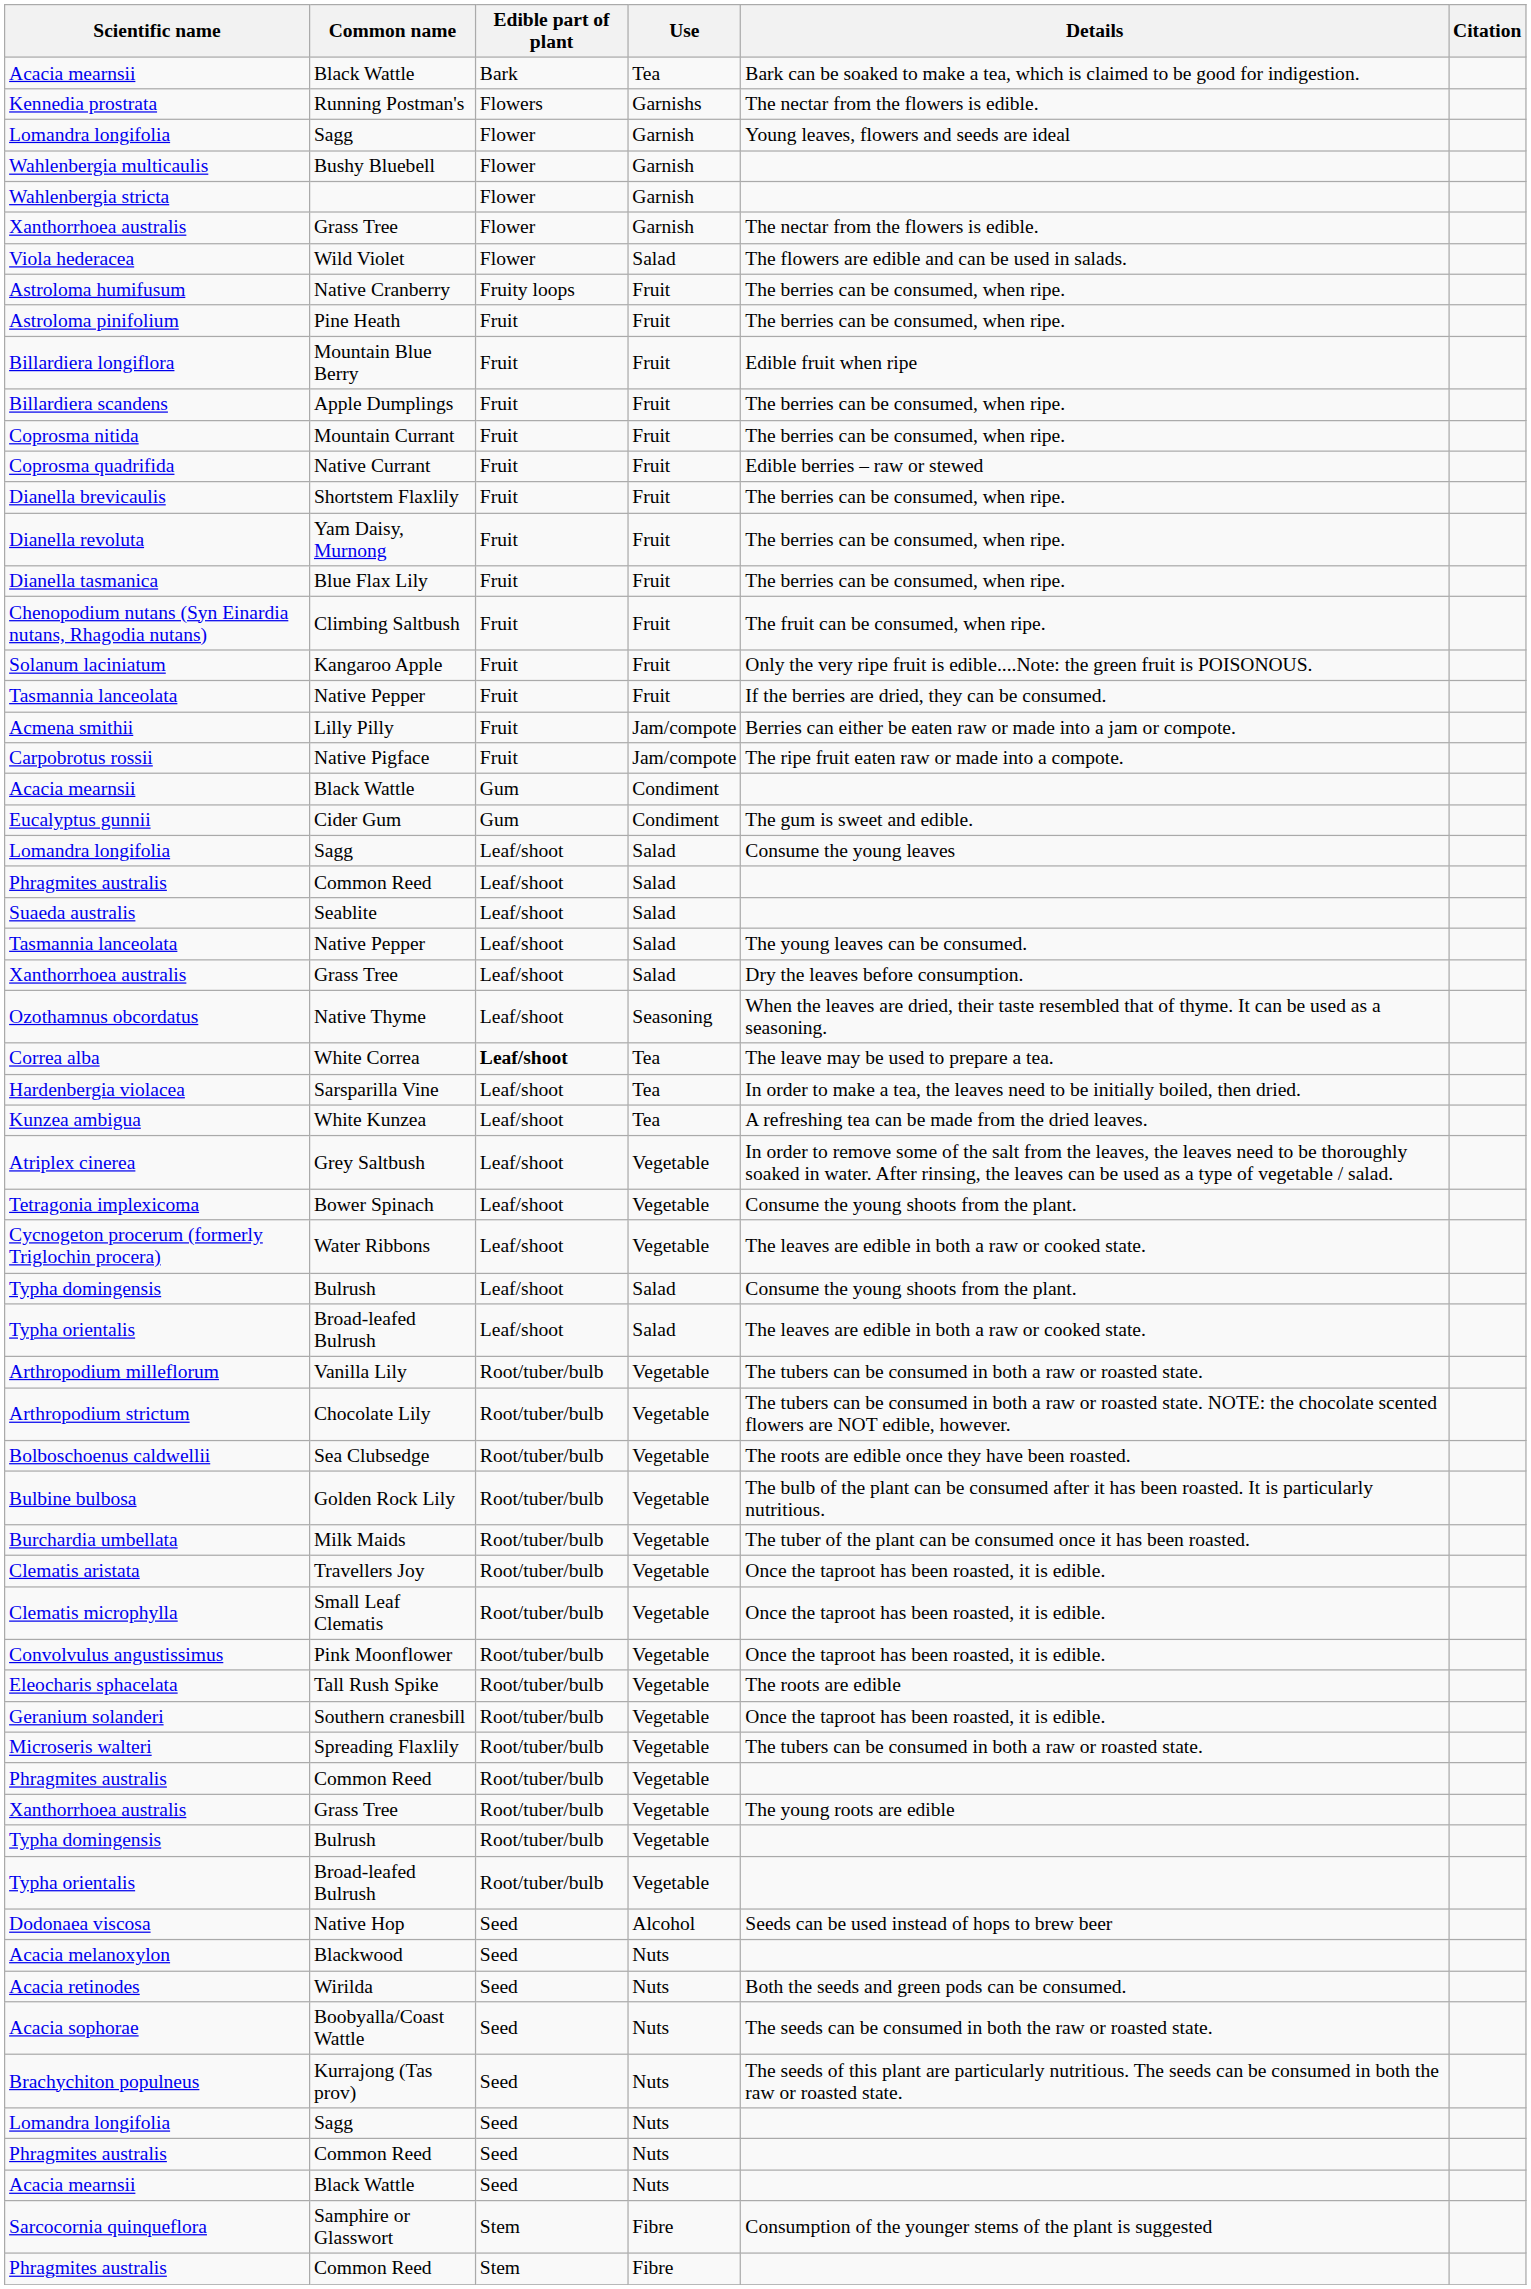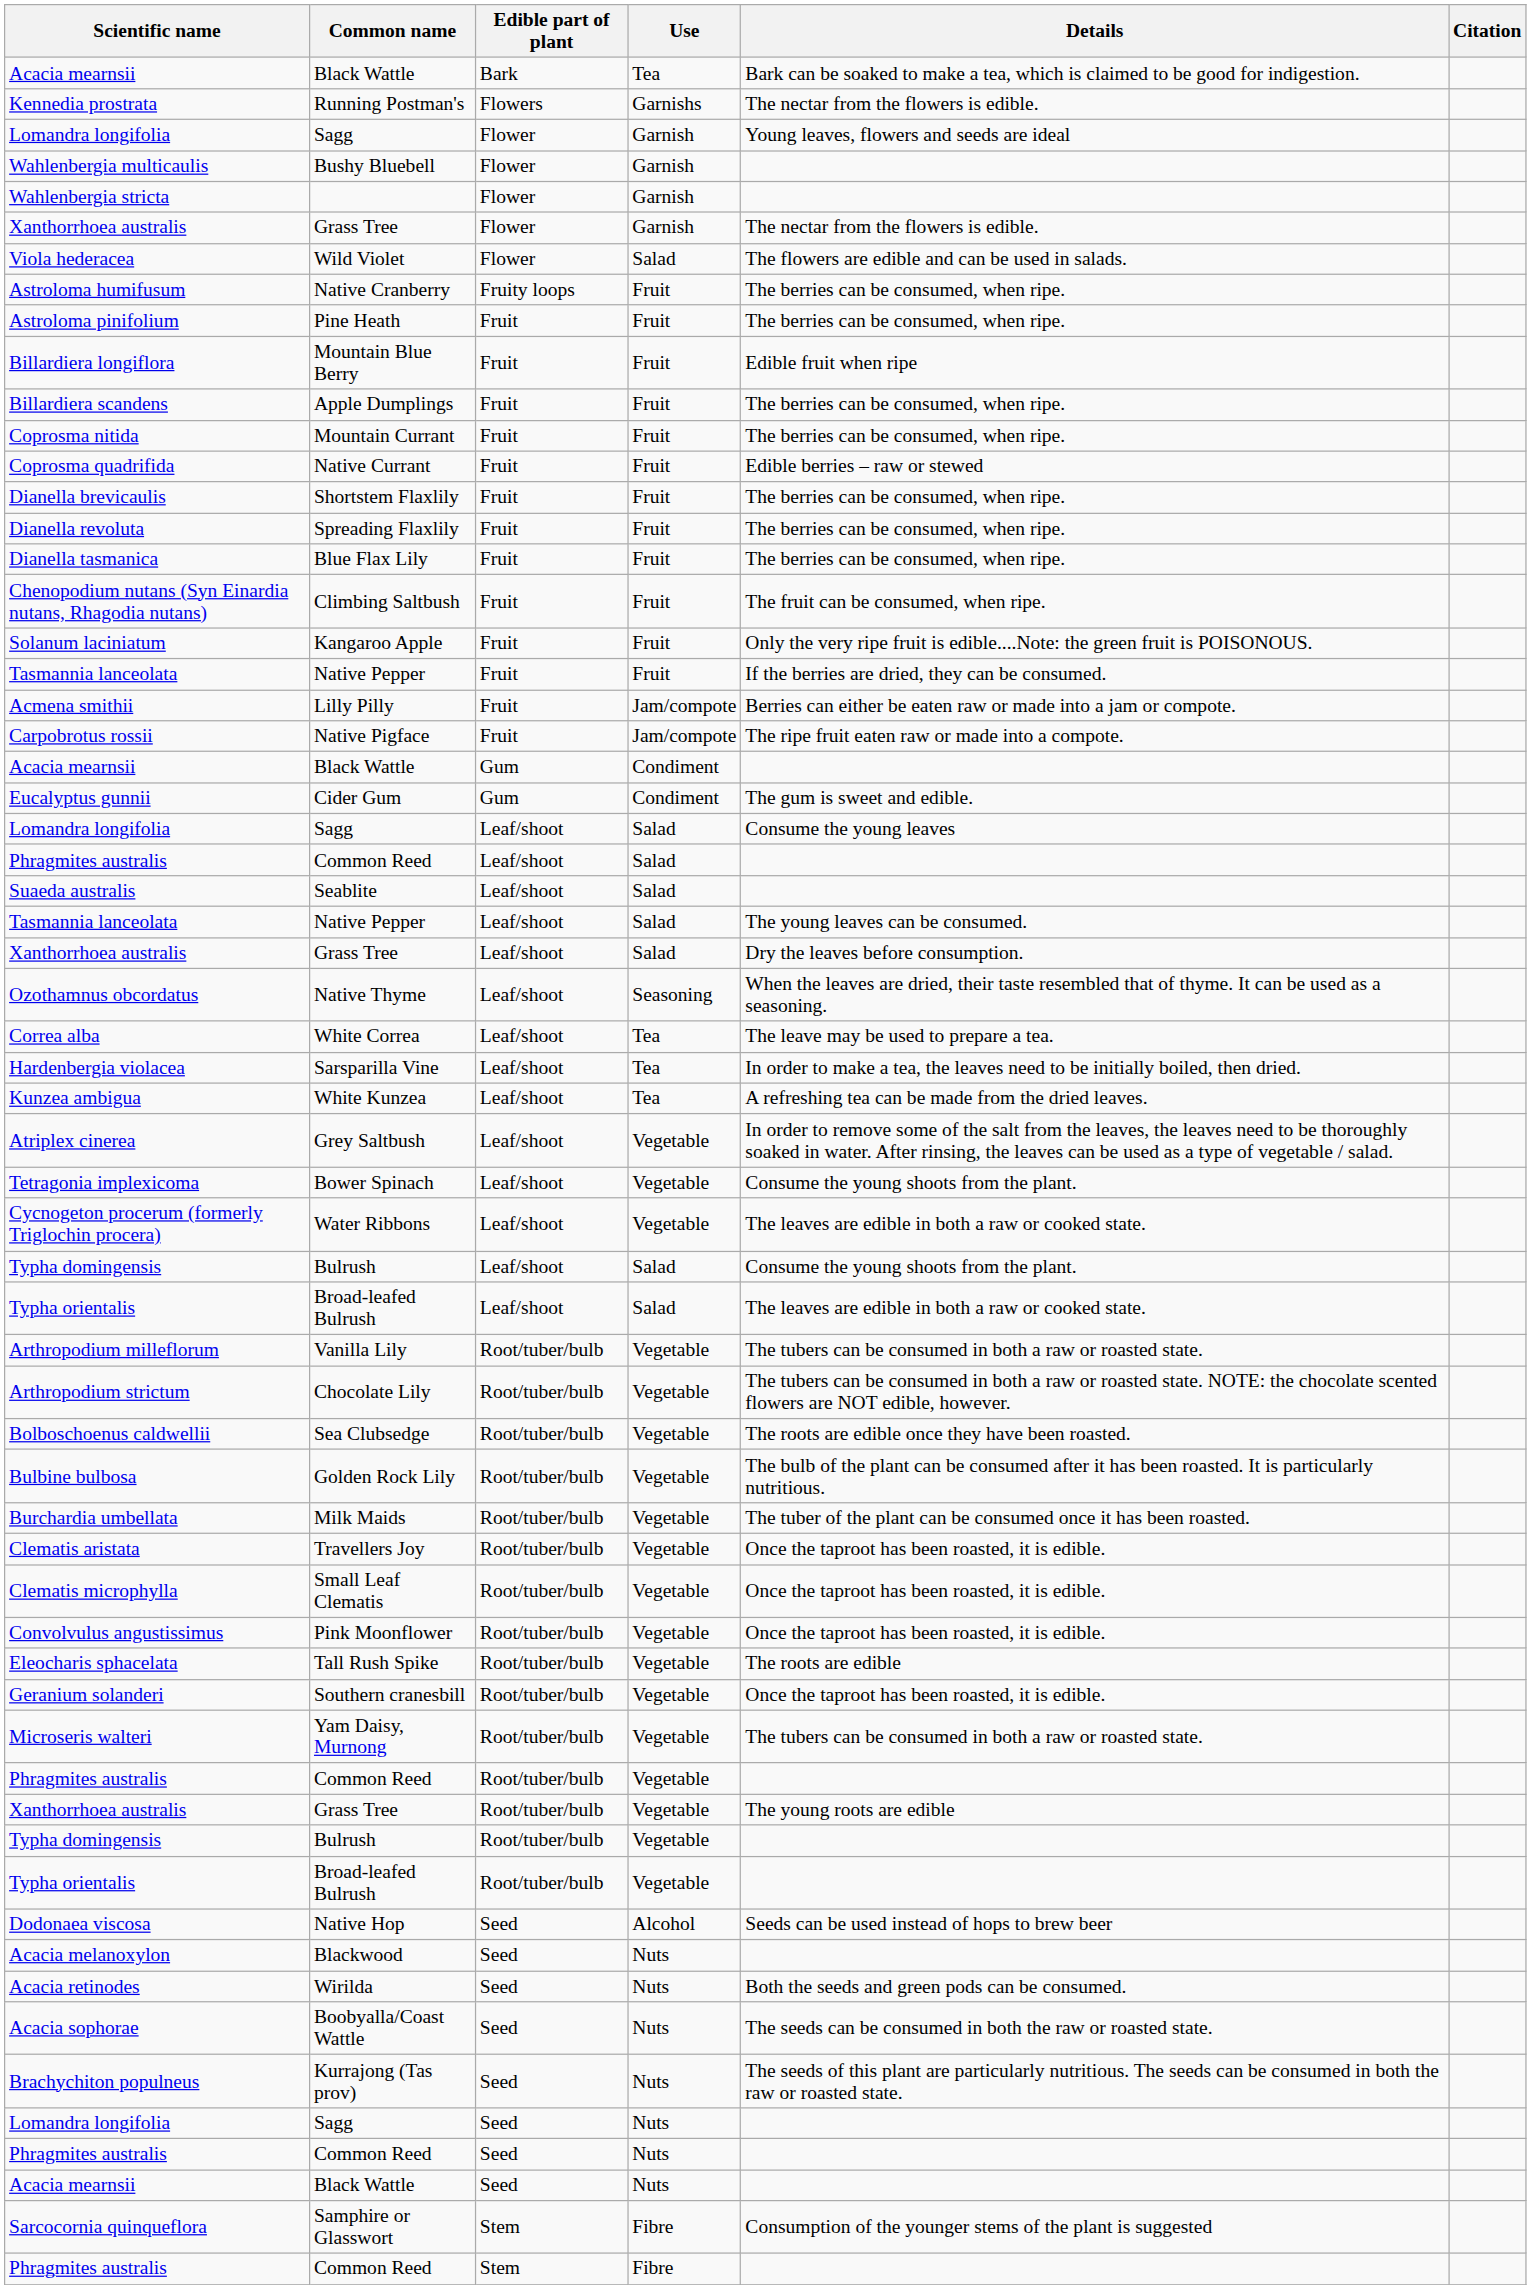(359, 539) Yam Daisy, Murnong -> (386, 528) Spreading Flaxlily
(524, 1058) bold -> (522, 1036) normal
(386, 1747) Spreading Flaxlily -> (359, 1736) Yam Daisy, Murnong
